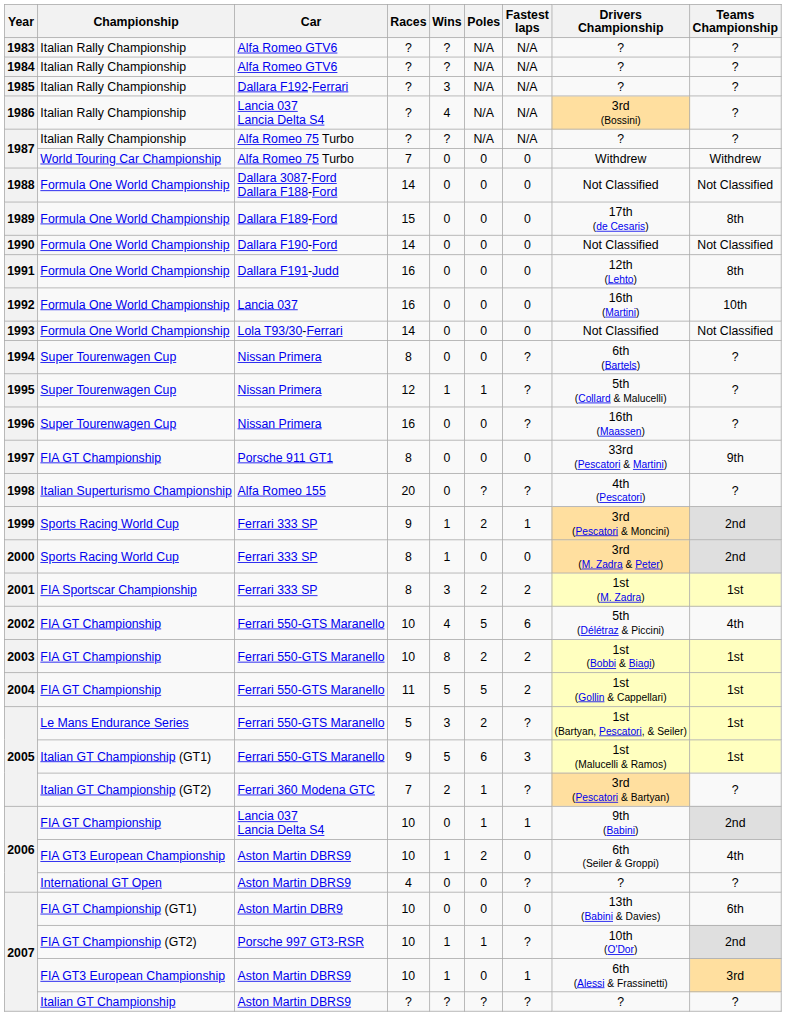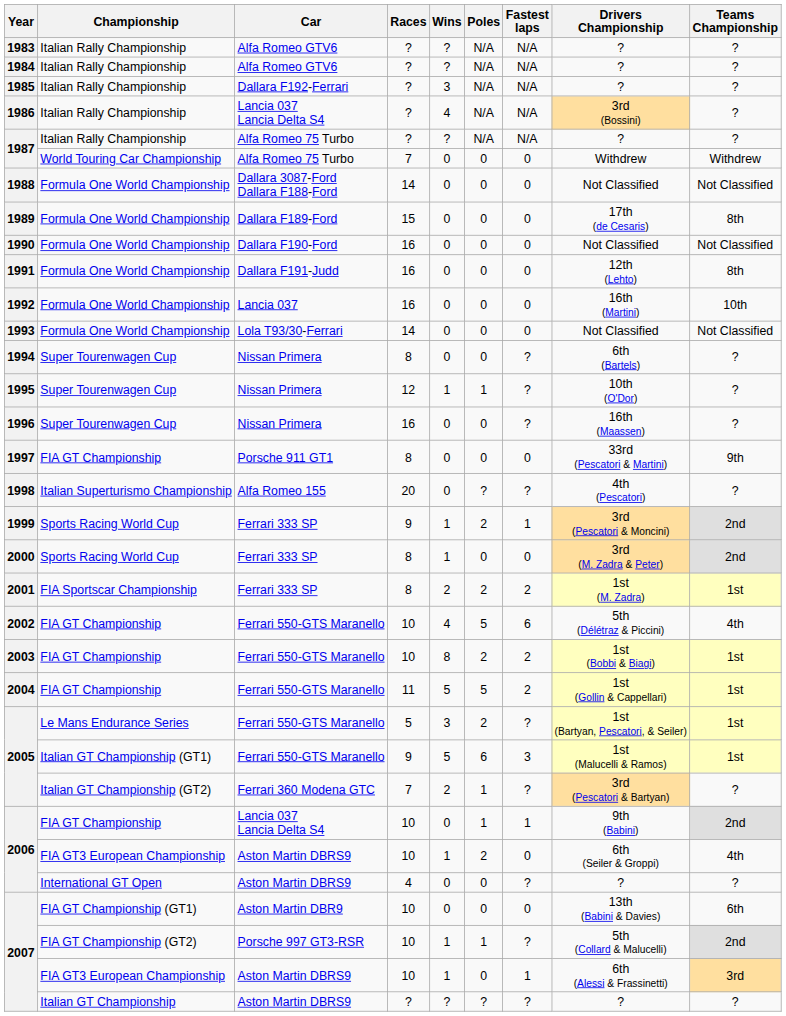(408, 245) 14 -> (408, 245) 16
(621, 390) 5th (Collard & Malucelli) -> (621, 390) 10th (O'Dor)
(447, 590) 3 -> (447, 590) 2
(621, 942) 10th (O'Dor) -> (621, 942) 5th (Collard & Malucelli)
